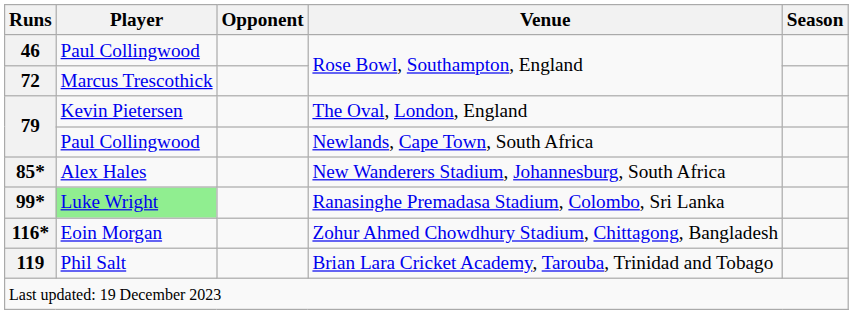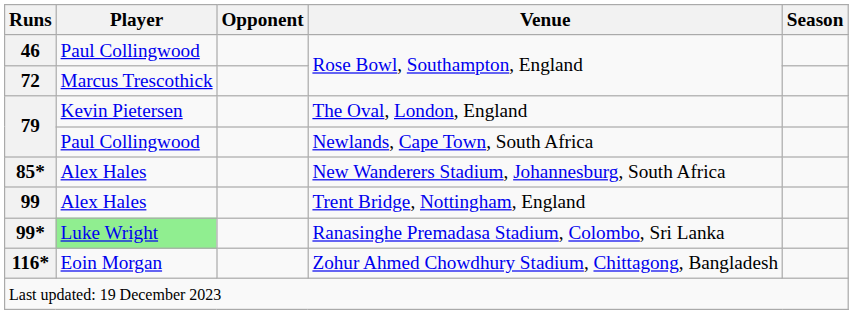+ row: (30, 202)
- row: (30, 263)
